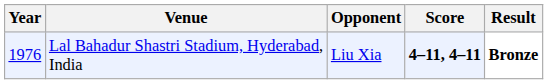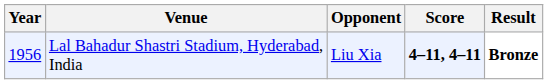(25, 55) 1976 -> (25, 55) 1956
